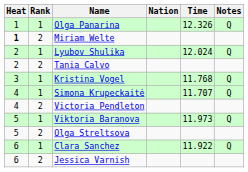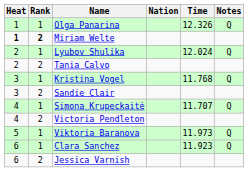(40, 38) normal -> (40, 38) bold
+ row: (84, 92)
- row: (92, 133)
(197, 147) 11.922 -> (197, 147) 11.923
